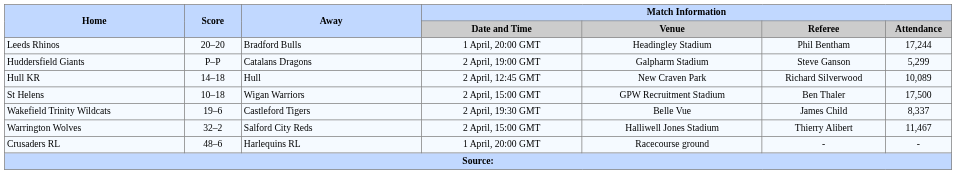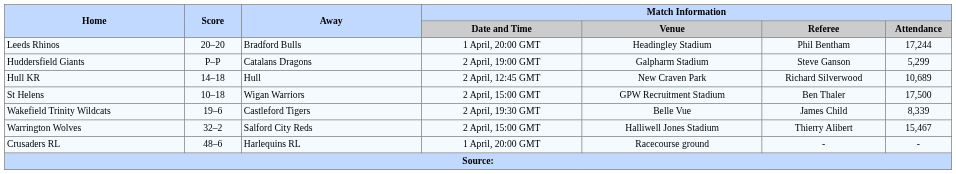(918, 78) 10,089 -> (918, 78) 10,689
(918, 111) 8,337 -> (918, 111) 8,339
(918, 128) 11,467 -> (918, 128) 15,467
